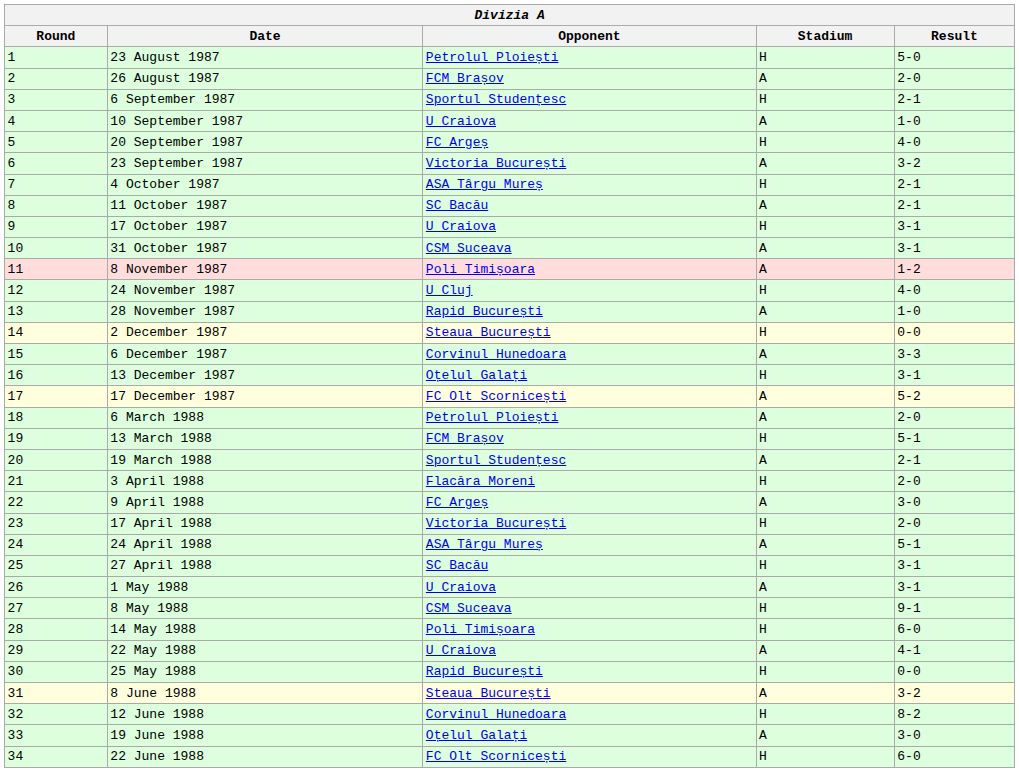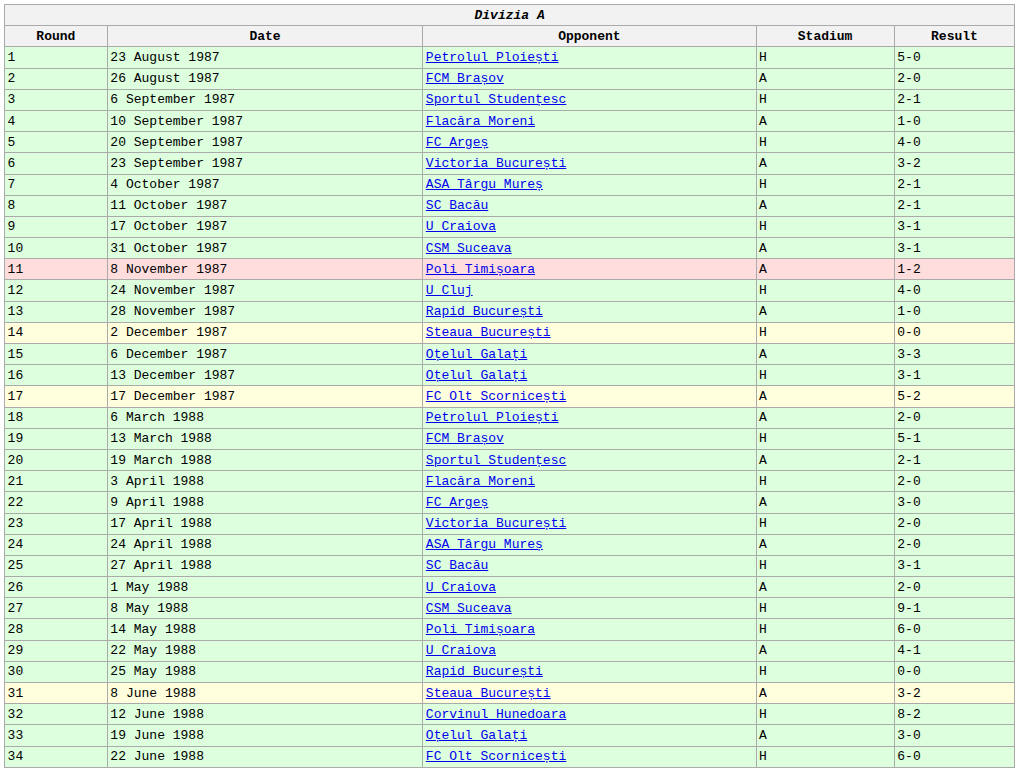(461, 121) U Craiova -> (480, 121) Flacăra Moreni
(496, 354) Corvinul Hunedoara -> (477, 354) Oțelul Galați
(909, 545) 5-1 -> (909, 545) 2-0
(909, 587) 3-1 -> (909, 587) 2-0
